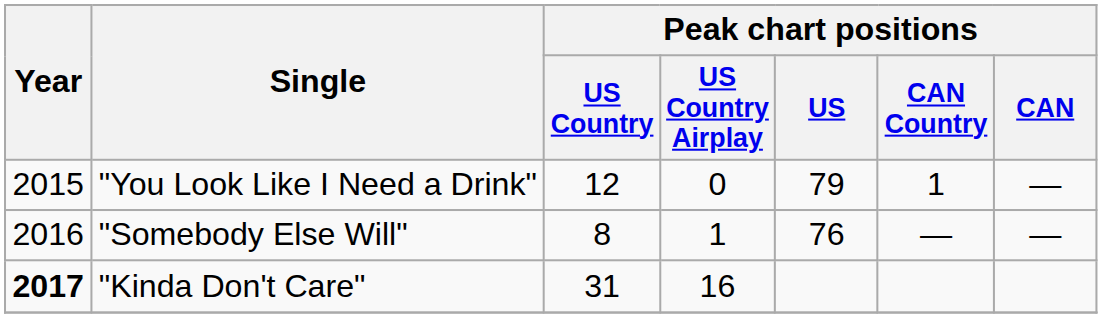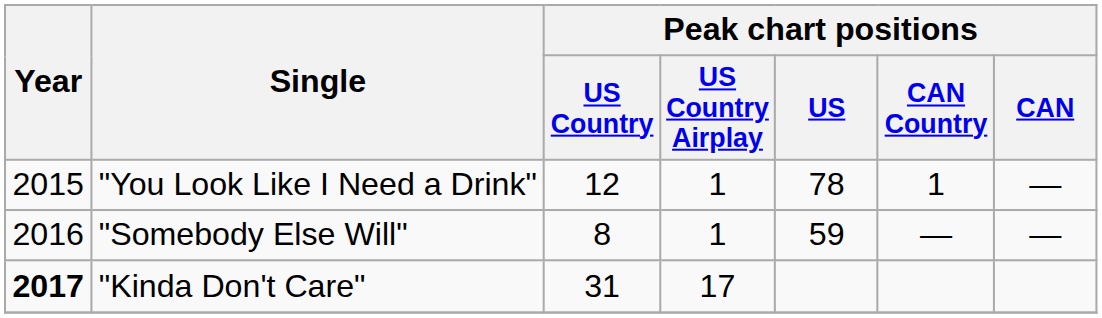(717, 184) 0 -> (717, 184) 1
(827, 184) 79 -> (827, 184) 78
(827, 235) 76 -> (827, 235) 59
(717, 286) 16 -> (717, 286) 17
